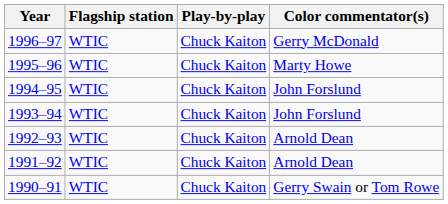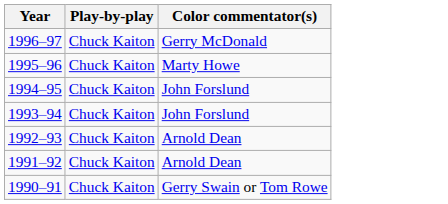- column: (121, 16)
